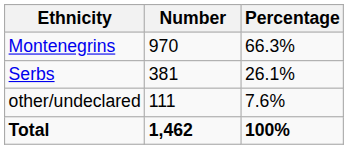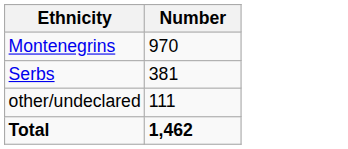- column: (292, 18)
